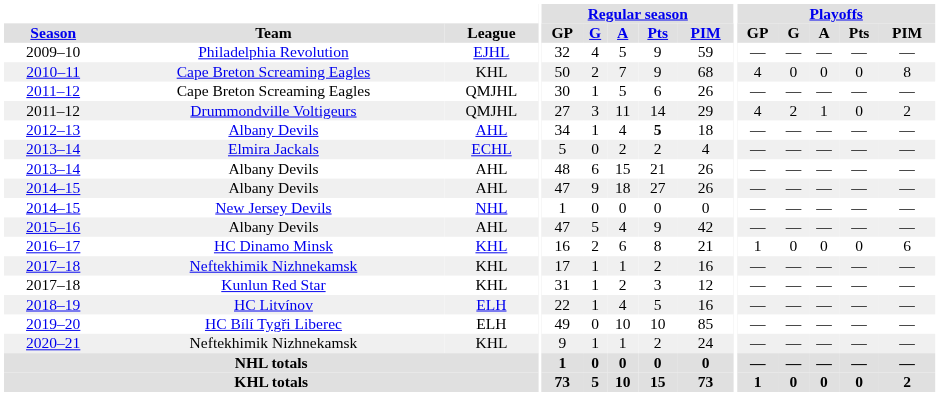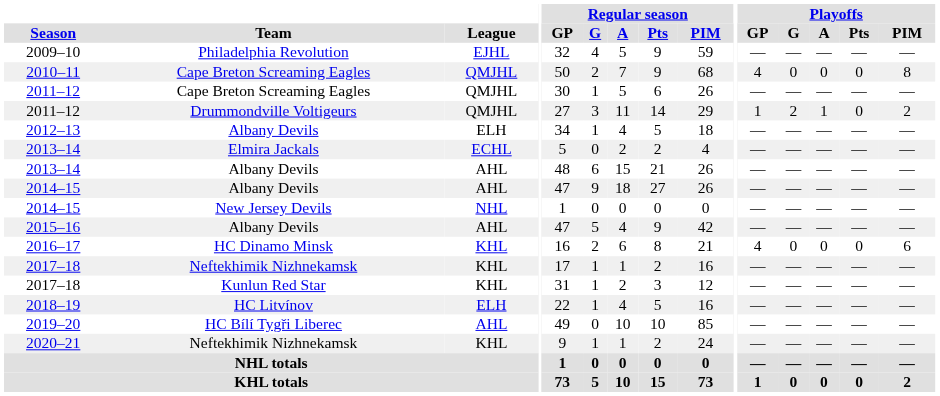(491, 71) KHL -> (491, 71) QMJHL
(758, 110) 4 -> (758, 110) 1
(491, 130) AHL -> (491, 130) ELH
(658, 130) bold -> (658, 130) normal
(758, 246) 1 -> (758, 246) 4
(491, 324) ELH -> (491, 324) AHL
